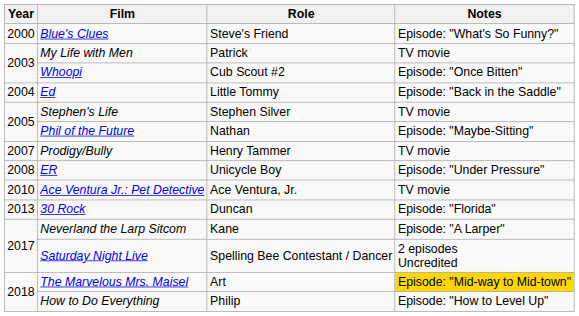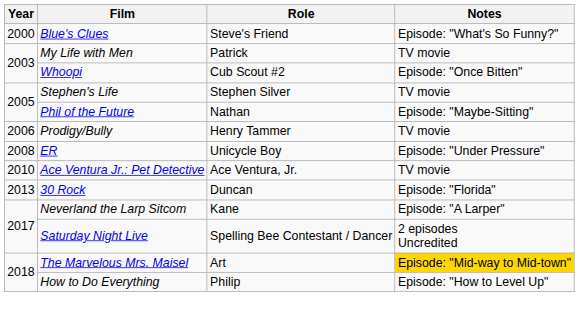- row: (48, 92)
(21, 151) 2007 -> (21, 131) 2006
